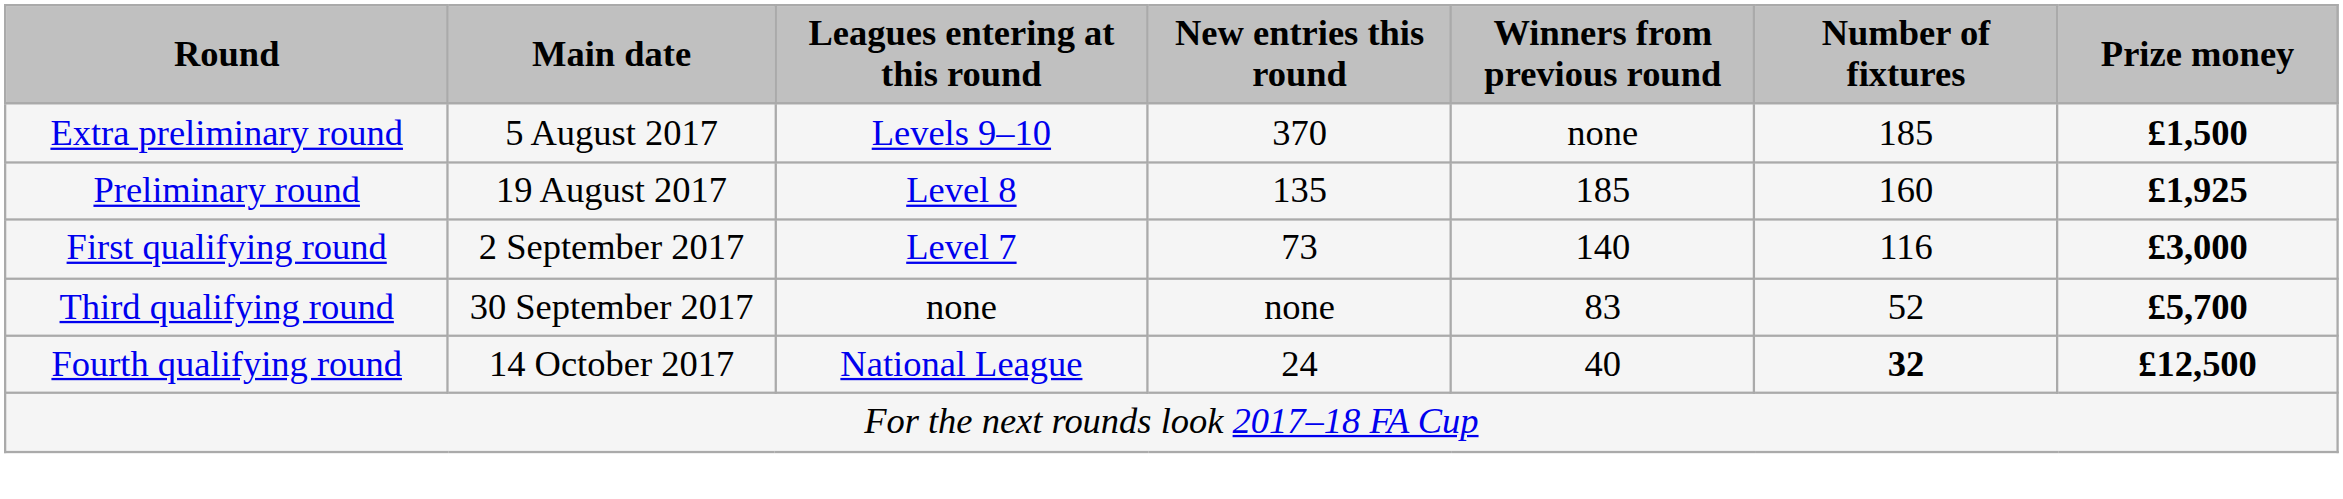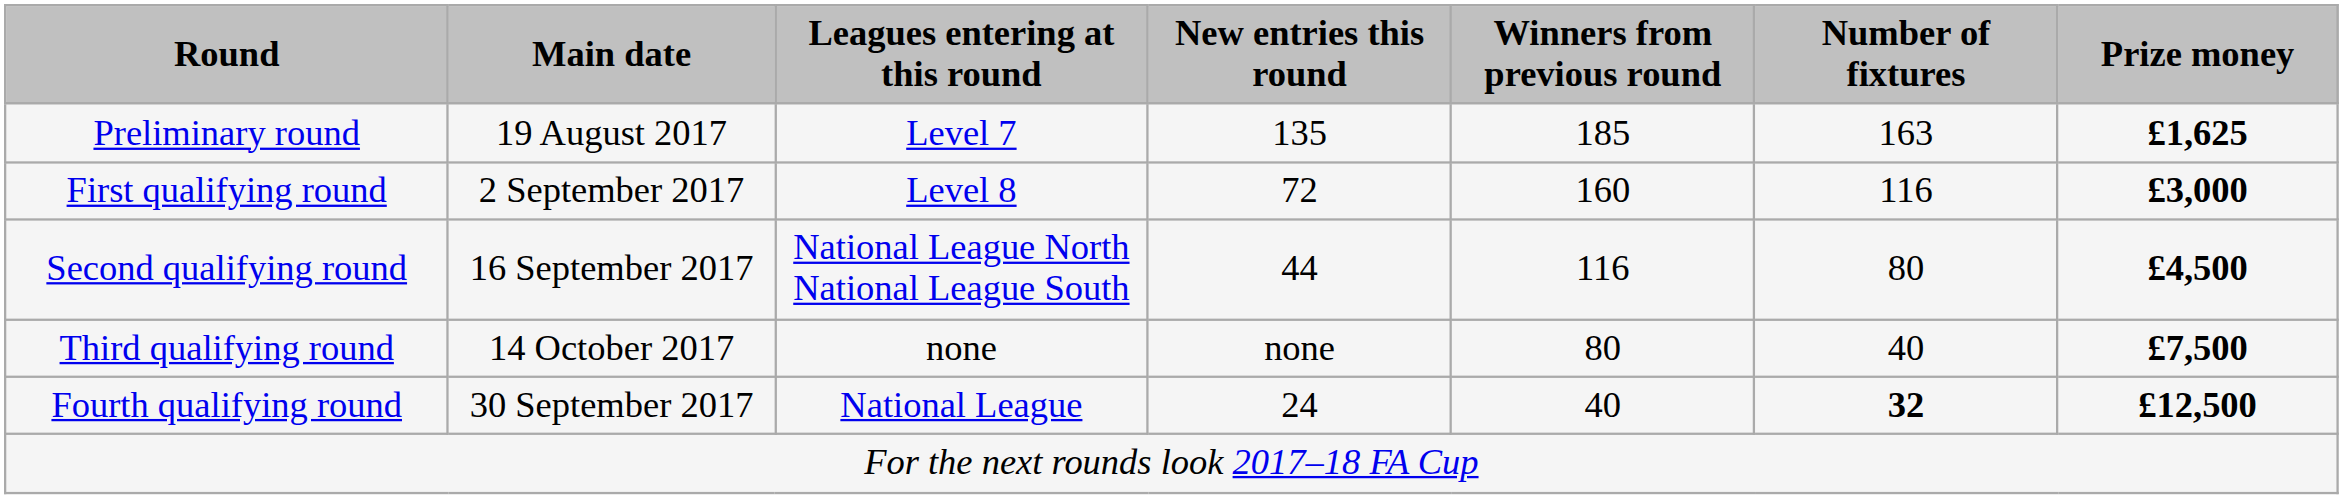- row: (227, 132)
(961, 190) Level 8 -> (961, 132) Level 7
(1906, 190) 160 -> (1906, 132) 163
(2198, 190) £1,925 -> (2198, 132) £1,625
(961, 248) Level 7 -> (961, 190) Level 8
(1300, 248) 73 -> (1300, 190) 72
(1603, 248) 140 -> (1603, 190) 160
+ row: (227, 268)
(612, 305) 30 September 2017 -> (612, 346) 14 October 2017
(1603, 305) 83 -> (1603, 346) 80
(1906, 305) 52 -> (1906, 346) 40
(2198, 305) £5,700 -> (2198, 346) £7,500
(612, 363) 14 October 2017 -> (612, 404) 30 September 2017
